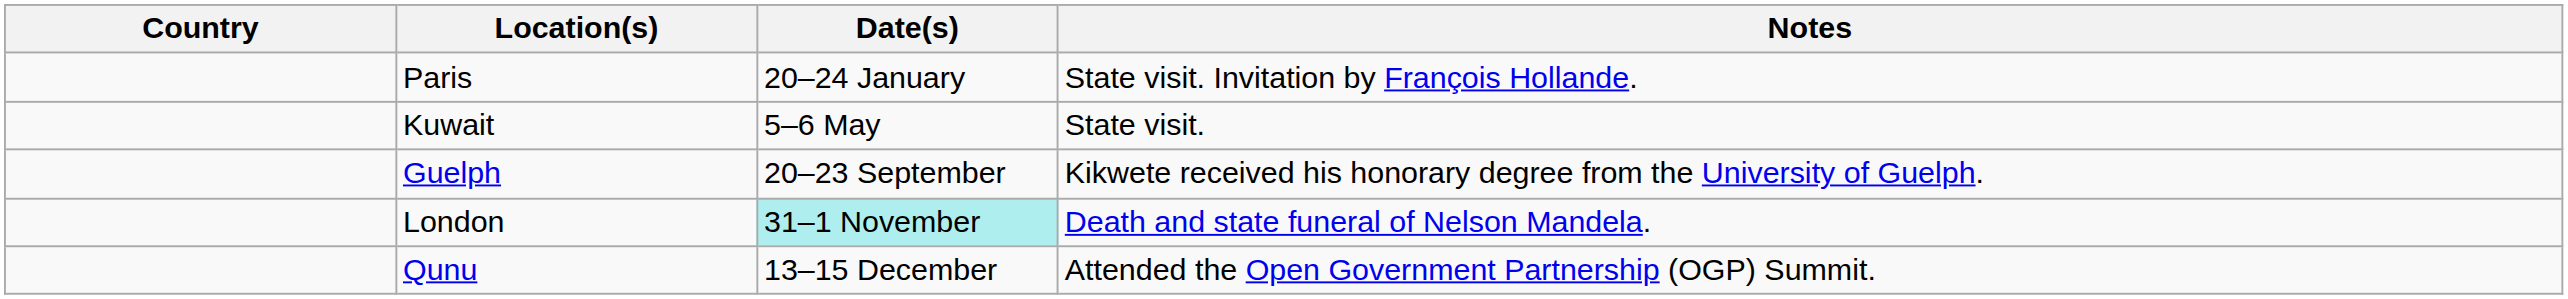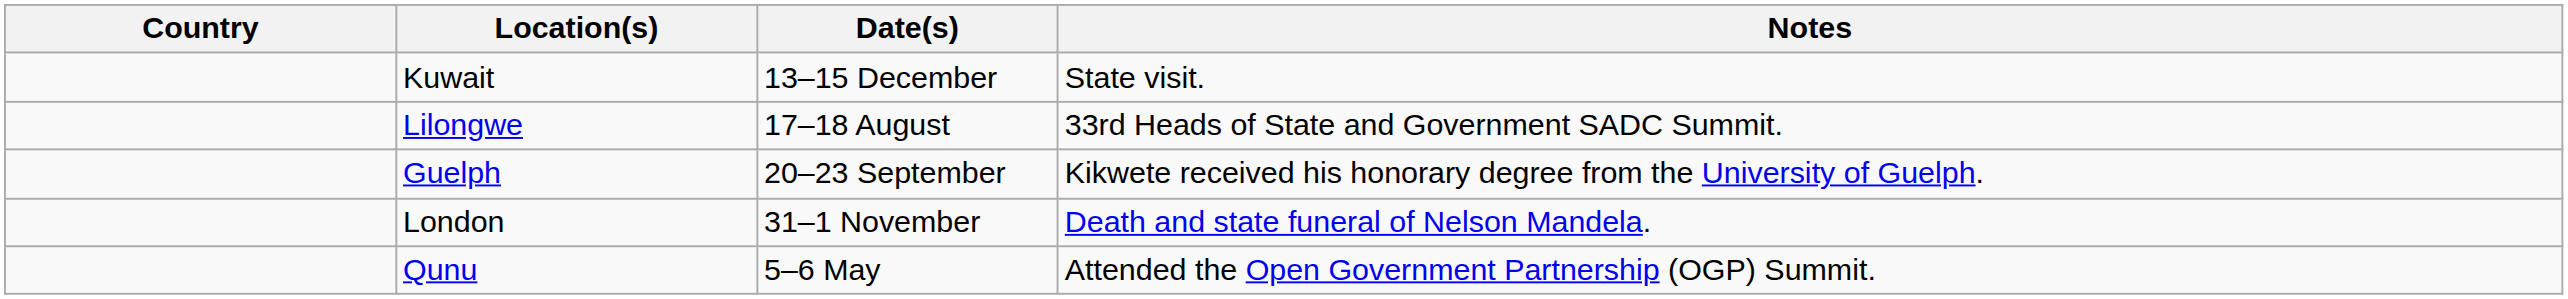- row: (438, 76)
(822, 125) 5–6 May -> (881, 76) 13–15 December
+ row: (463, 125)
(872, 221) paleturquoise background -> (872, 221) no background
(881, 269) 13–15 December -> (822, 269) 5–6 May
